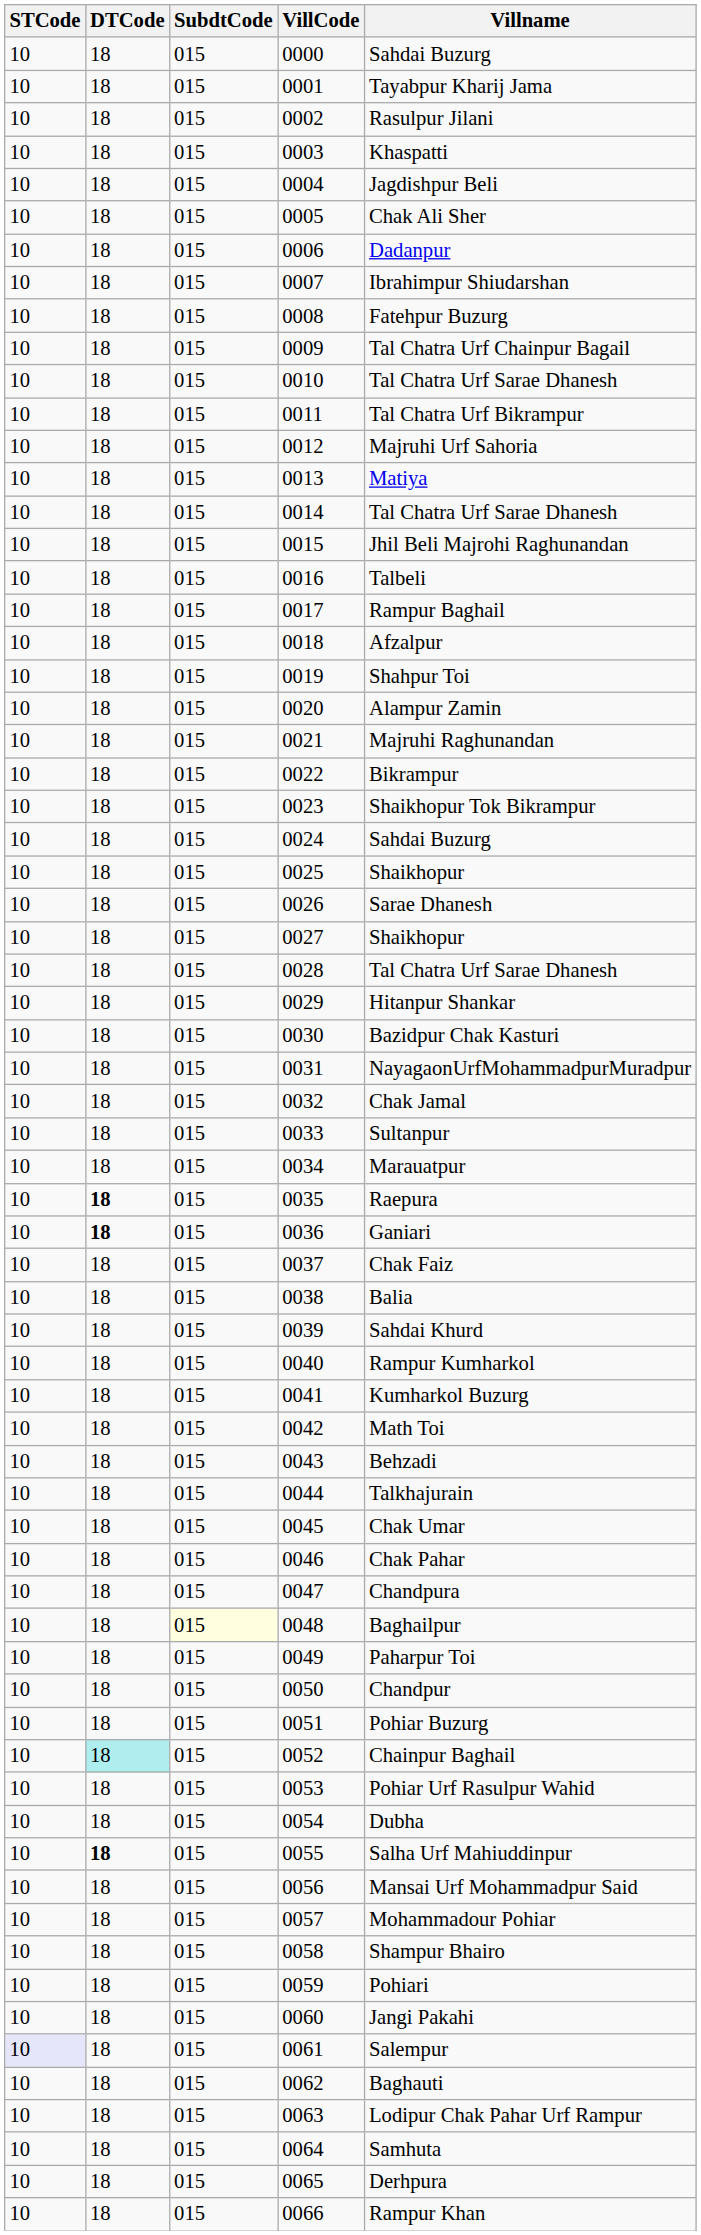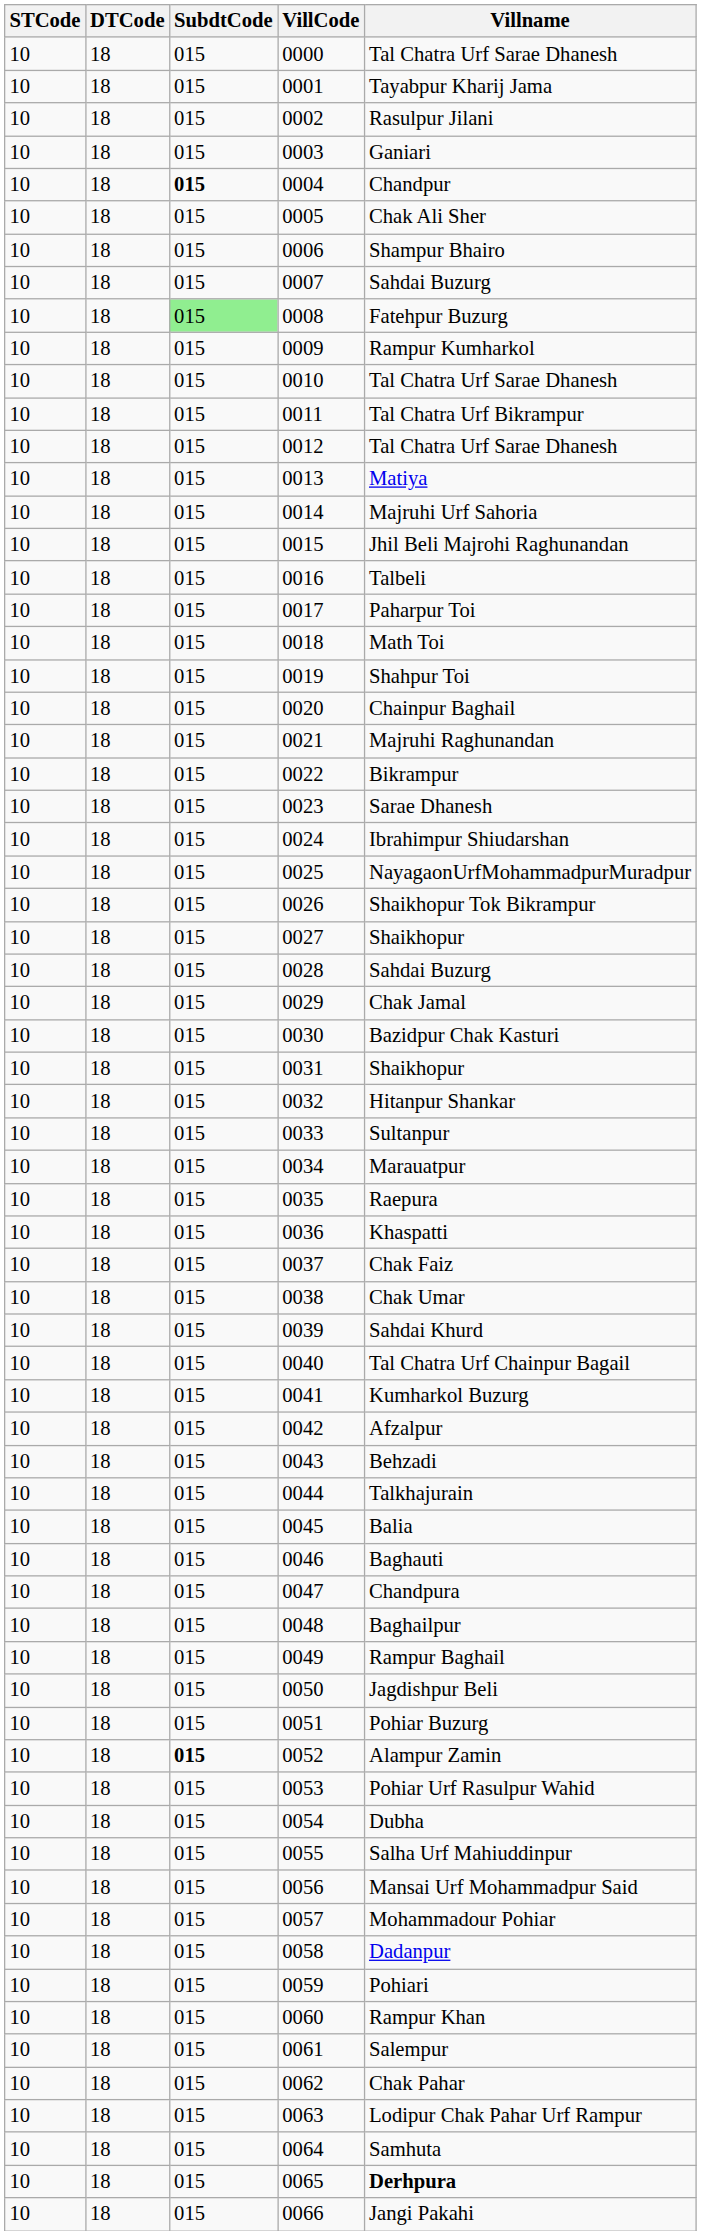(430, 53) Sahdai Buzurg -> (493, 53) Tal Chatra Urf Sarae Dhanesh
(409, 151) Khaspatti -> (400, 151) Ganiari
(190, 184) normal -> (190, 184) bold
(433, 184) Jagdishpur Beli -> (410, 184) Chandpur
(410, 250) Dadanpur -> (437, 250) Shampur Bhairo
(469, 282) Ibrahimpur Shiudarshan -> (430, 282) Sahdai Buzurg
(190, 315) no background -> (190, 315) lightgreen background
(500, 348) Tal Chatra Urf Chainpur Bagail -> (452, 348) Rampur Kumharkol
(453, 446) Majruhi Urf Sahoria -> (493, 446) Tal Chatra Urf Sarae Dhanesh
(493, 511) Tal Chatra Urf Sarae Dhanesh -> (453, 511) Majruhi Urf Sahoria
(437, 610) Rampur Baghail -> (422, 610) Paharpur Toi
(406, 642) Afzalpur -> (407, 642) Math Toi
(435, 708) Alampur Zamin -> (442, 708) Chainpur Baghail
(482, 806) Shaikhopur Tok Bikrampur -> (431, 806) Sarae Dhanesh
(430, 839) Sahdai Buzurg -> (469, 839) Ibrahimpur Shiudarshan
(417, 871) Shaikhopur -> (530, 871) NayagaonUrfMohammadpurMuradpur
(431, 904) Sarae Dhanesh -> (482, 904) Shaikhopur Tok Bikrampur
(493, 970) Tal Chatra Urf Sarae Dhanesh -> (430, 970) Sahdai Buzurg
(442, 1002) Hitanpur Shankar -> (417, 1002) Chak Jamal
(530, 1068) NayagaonUrfMohammadpurMuradpur -> (417, 1068) Shaikhopur
(417, 1101) Chak Jamal -> (442, 1101) Hitanpur Shankar
(100, 1199) bold -> (100, 1199) normal
(100, 1232) bold -> (100, 1232) normal
(400, 1232) Ganiari -> (409, 1232) Khaspatti
(391, 1297) Balia -> (417, 1297) Chak Umar
(452, 1362) Rampur Kumharkol -> (500, 1362) Tal Chatra Urf Chainpur Bagail
(407, 1428) Math Toi -> (406, 1428) Afzalpur
(417, 1526) Chak Umar -> (391, 1526) Balia
(417, 1559) Chak Pahar -> (406, 1559) Baghauti
(190, 1624) lightyellow background -> (190, 1624) no background
(422, 1657) Paharpur Toi -> (437, 1657) Rampur Baghail
(410, 1690) Chandpur -> (433, 1690) Jagdishpur Beli
(100, 1755) paleturquoise background -> (100, 1755) no background
(190, 1755) normal -> (190, 1755) bold
(442, 1755) Chainpur Baghail -> (435, 1755) Alampur Zamin
(100, 1853) bold -> (100, 1853) normal
(437, 1952) Shampur Bhairo -> (410, 1952) Dadanpur
(421, 2017) Jangi Pakahi -> (427, 2017) Rampur Khan
(20, 2050) lavender background -> (20, 2050) no background
(406, 2083) Baghauti -> (417, 2083) Chak Pahar
(408, 2181) normal -> (413, 2181) bold
(427, 2214) Rampur Khan -> (421, 2214) Jangi Pakahi
